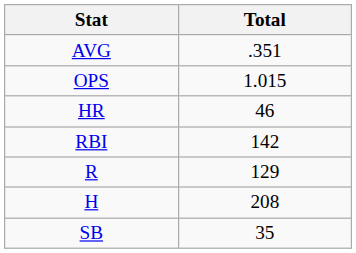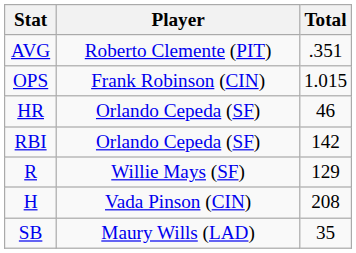+ column: (178, 19)
